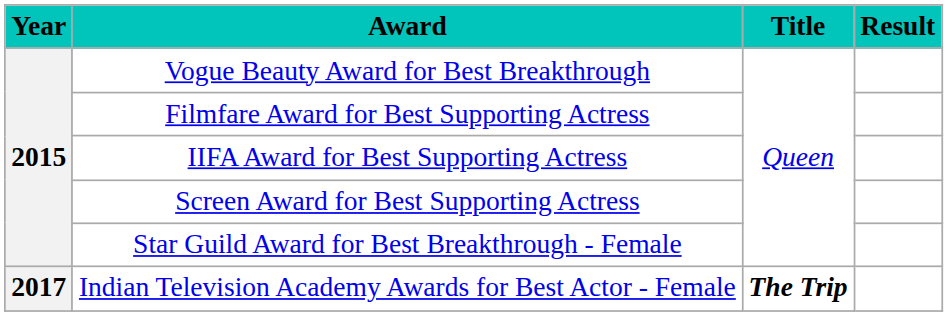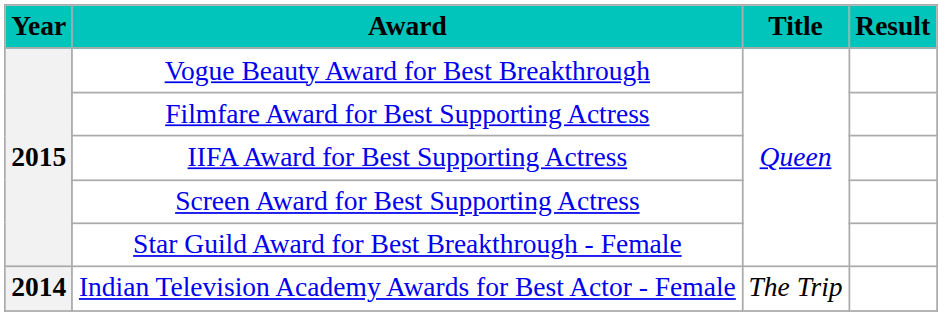(39, 288) 2017 -> (39, 288) 2014
(798, 288) bold -> (796, 288) normal
